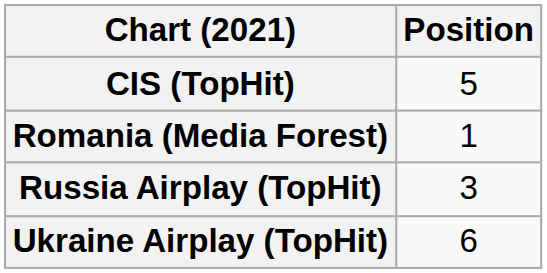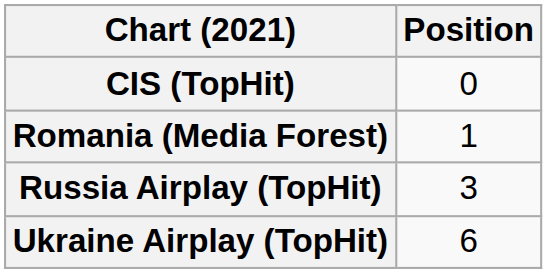(469, 83) 5 -> (469, 83) 0
